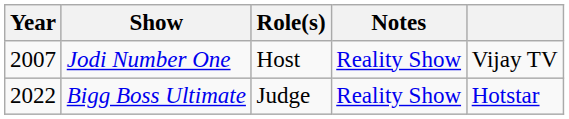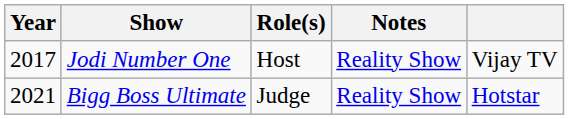(33, 59) 2007 -> (33, 59) 2017
(33, 95) 2022 -> (33, 95) 2021
